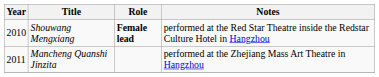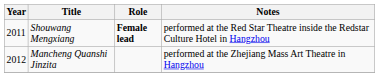(16, 33) 2010 -> (16, 33) 2011
(16, 59) 2011 -> (16, 59) 2012
